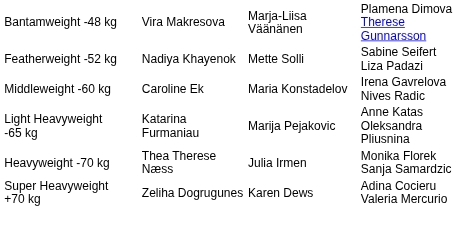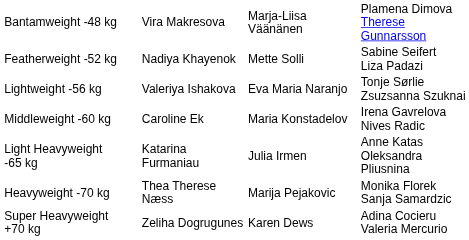+ row: (53, 89)
(292, 126) Marija Pejakovic -> (277, 156) Julia Irmen
(277, 162) Julia Irmen -> (292, 192) Marija Pejakovic
